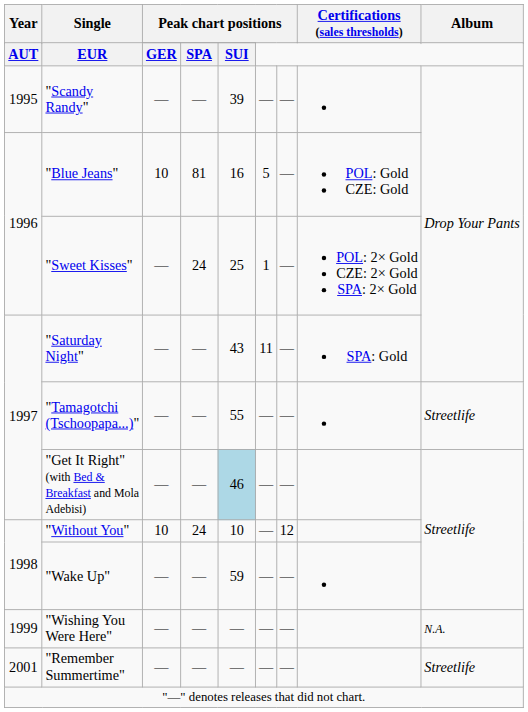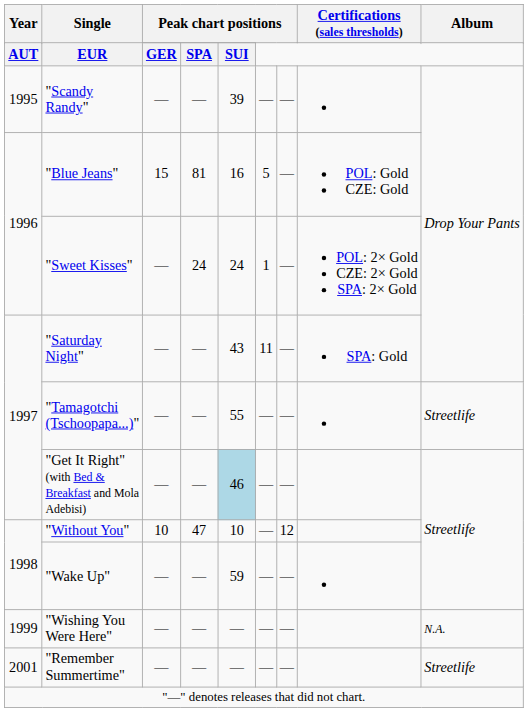(161, 174) 10 -> (161, 174) 15
(237, 265) 25 -> (237, 265) 24
(199, 531) 24 -> (199, 531) 47
